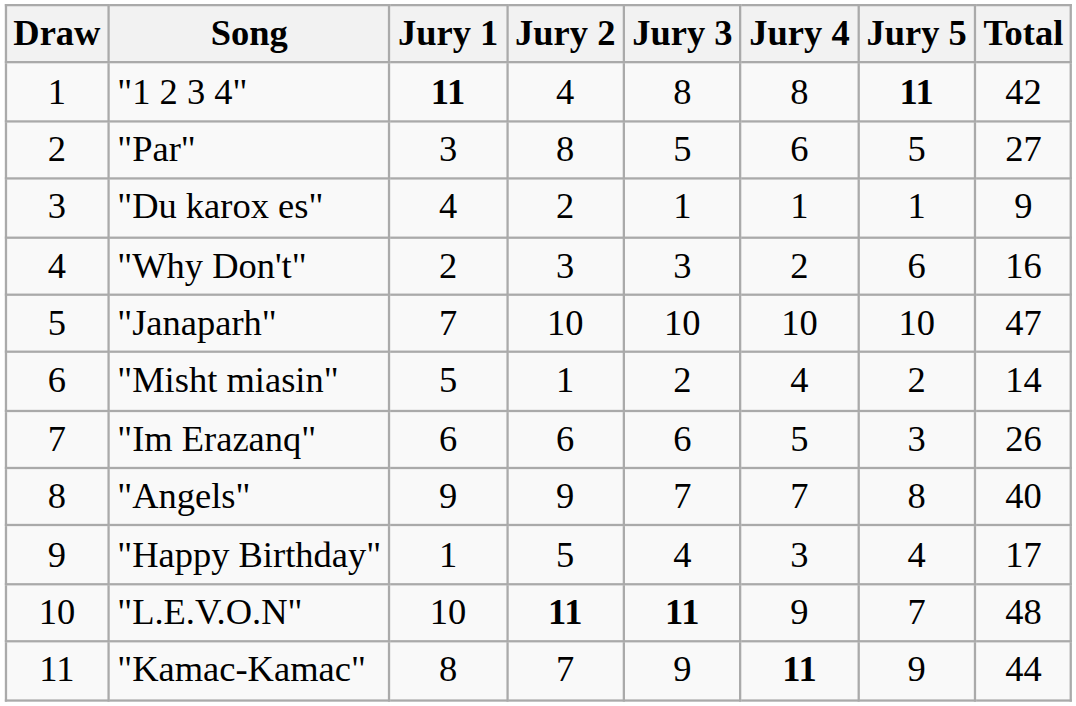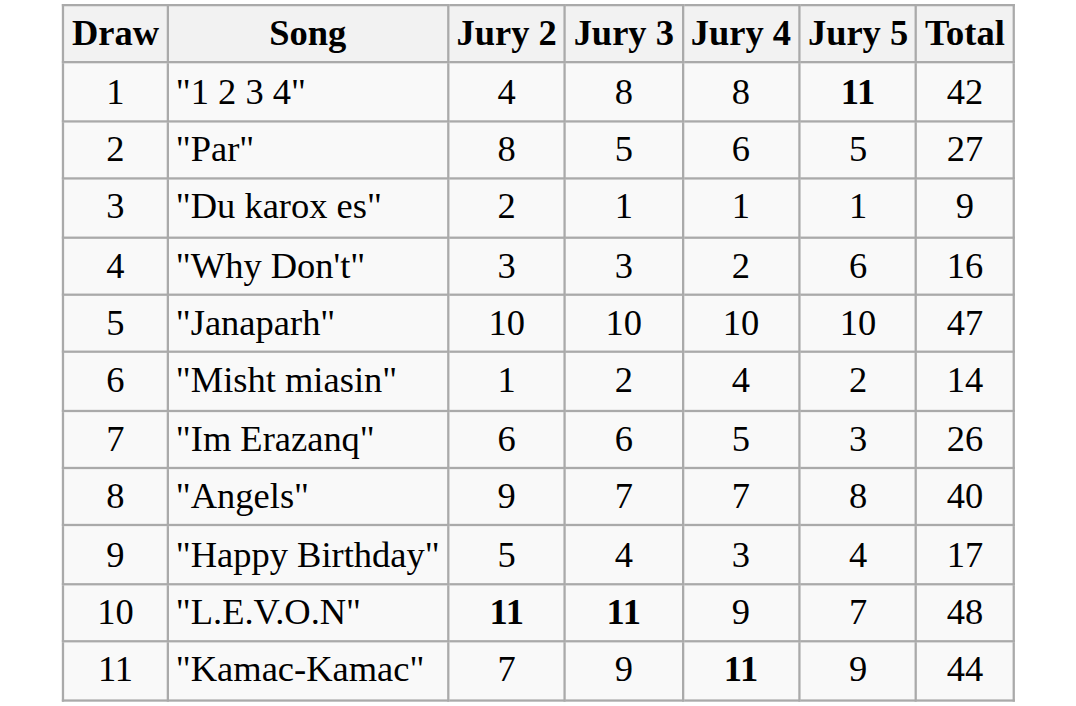- column: (448, 33)
